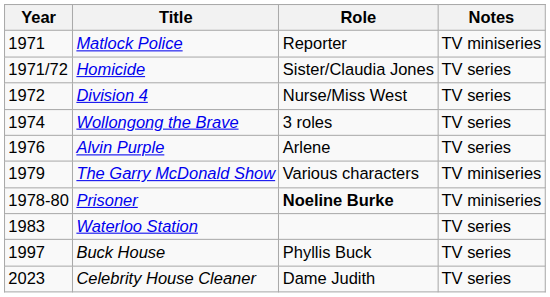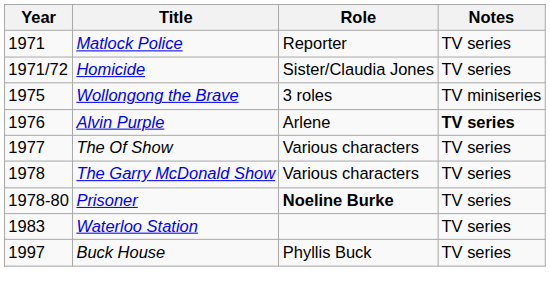(491, 43) TV miniseries -> (476, 43) TV series
- row: (112, 95)
(27, 122) 1974 -> (27, 95) 1975
(476, 122) TV series -> (491, 95) TV miniseries
(476, 148) normal -> (478, 122) bold
+ row: (124, 148)
(27, 174) 1979 -> (27, 174) 1978
(491, 174) TV miniseries -> (476, 174) TV series
(491, 200) TV miniseries -> (476, 200) TV series
- row: (166, 278)
